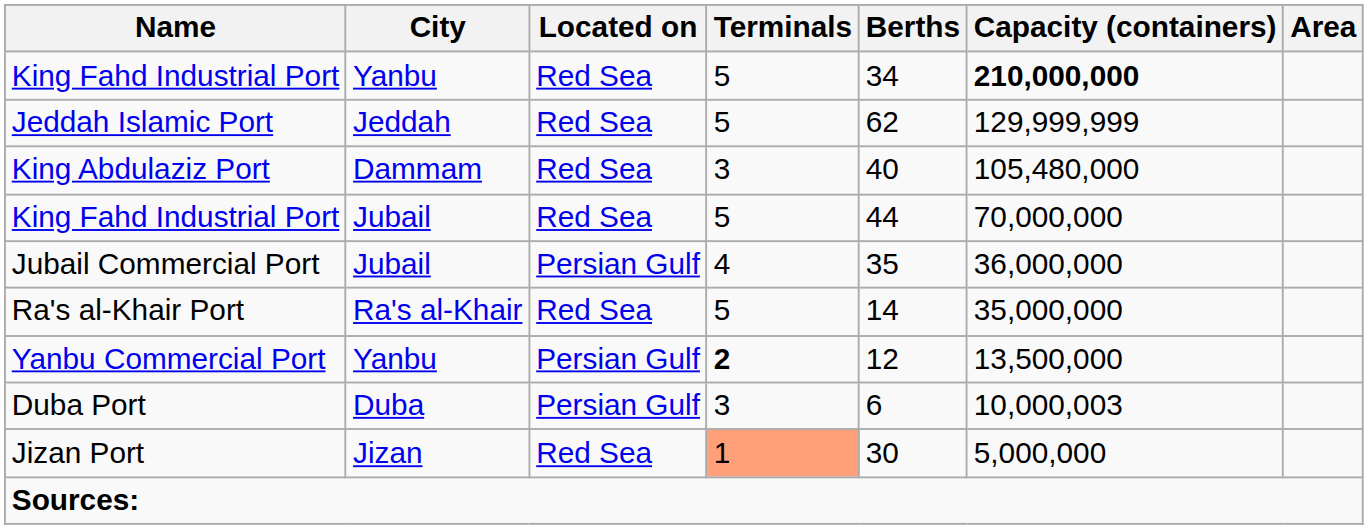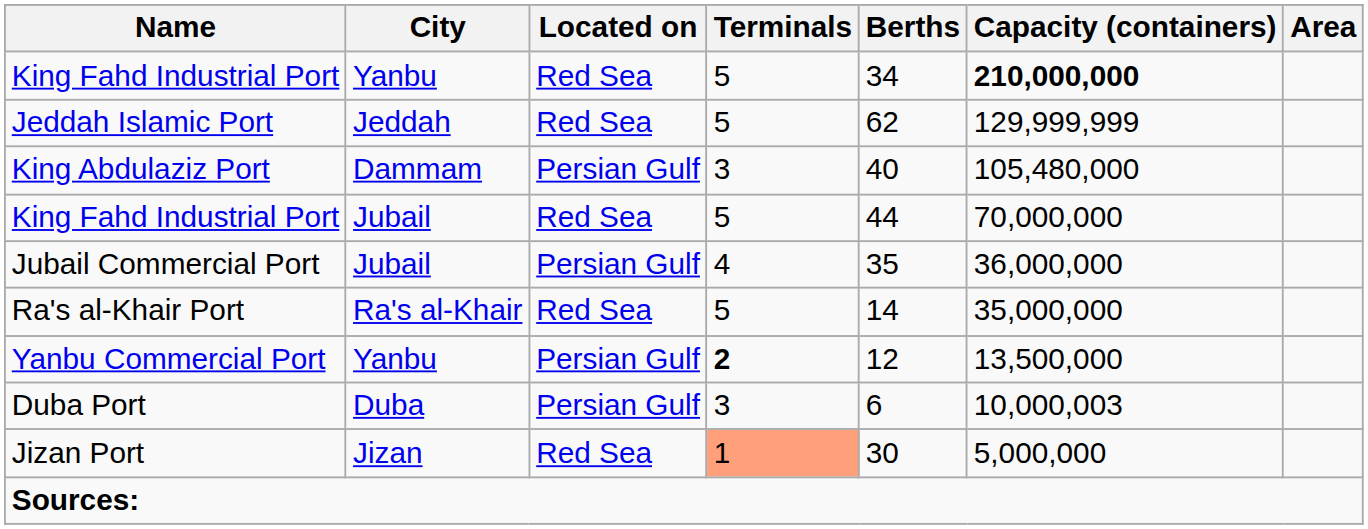(594, 169) Red Sea -> (618, 169) Persian Gulf
